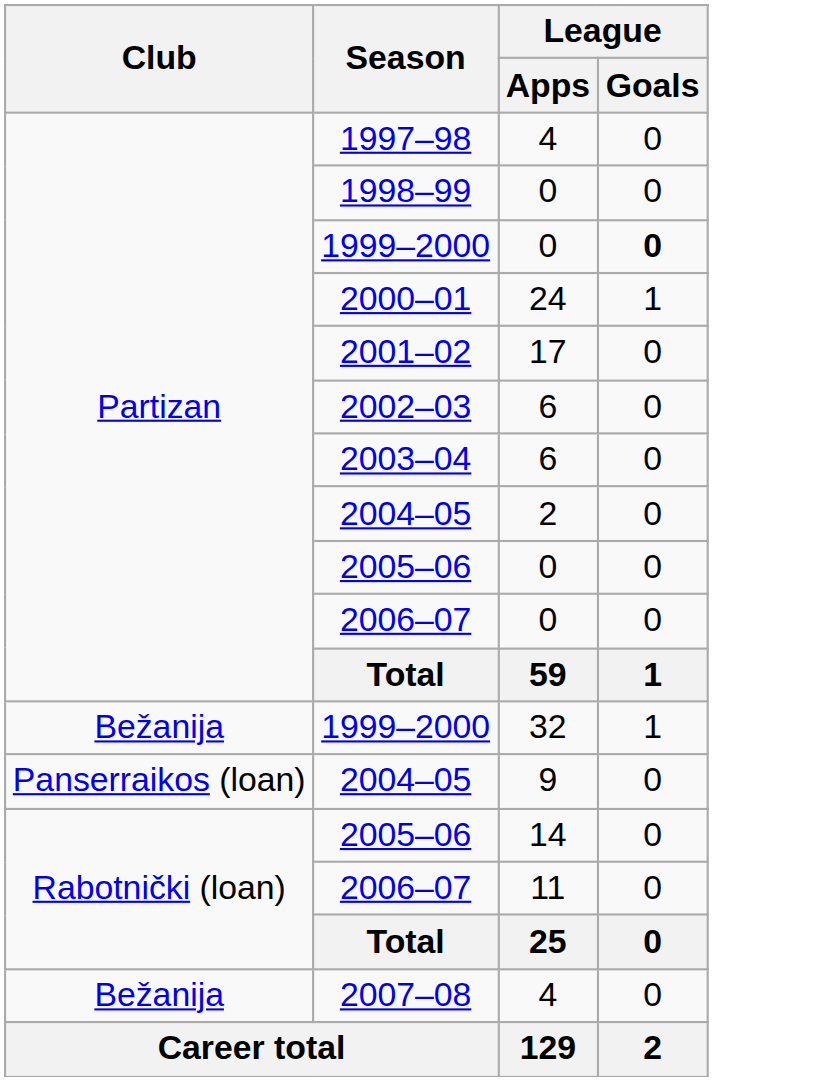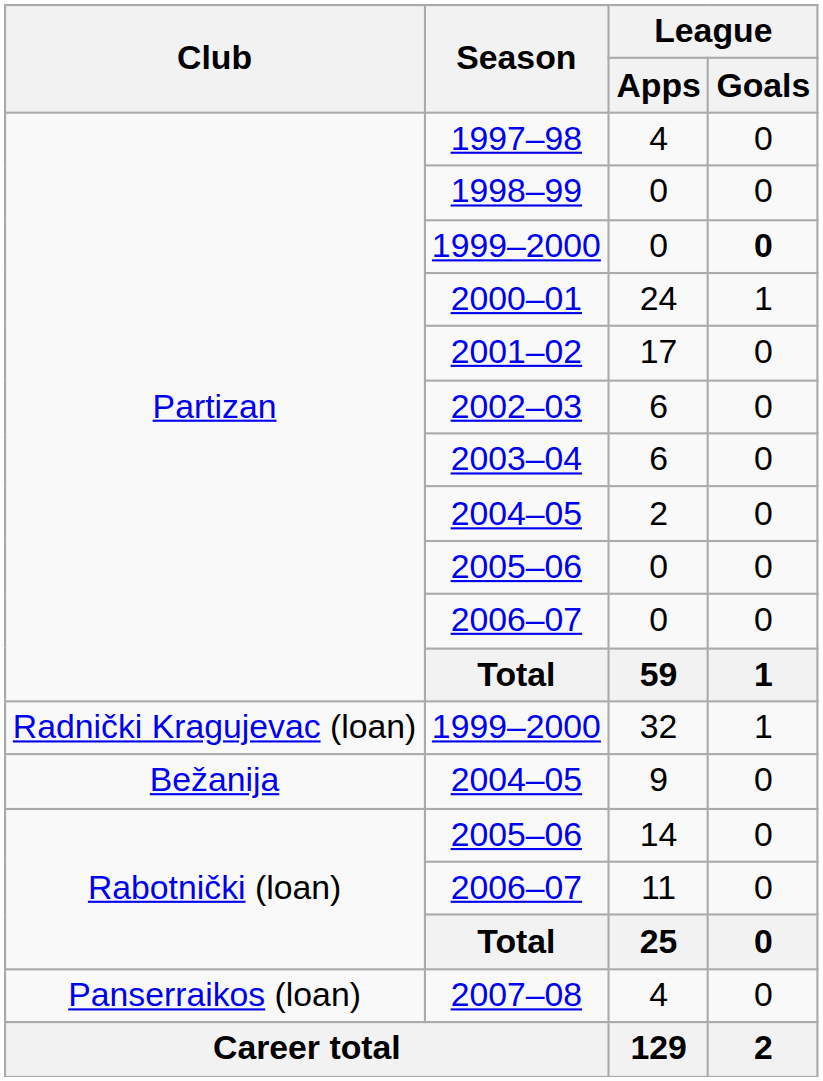(159, 727) Bežanija -> (215, 727) Radnički Kragujevac (loan)
(159, 780) Panserraikos (loan) -> (215, 780) Bežanija
(159, 995) Bežanija -> (215, 995) Panserraikos (loan)
